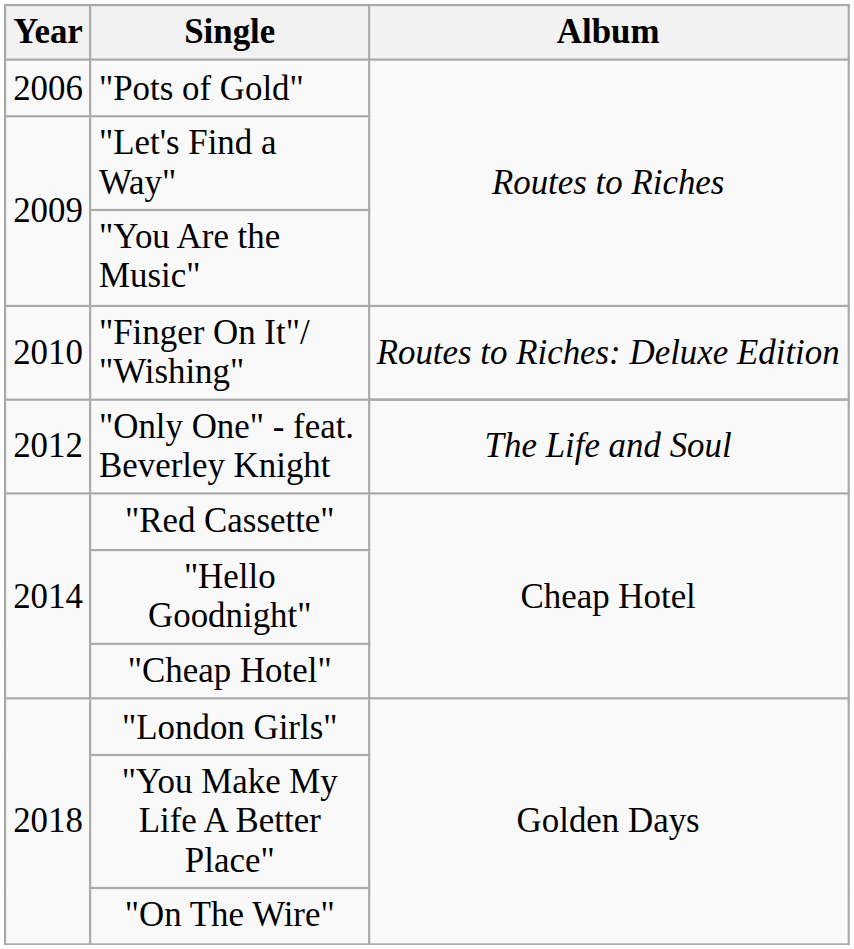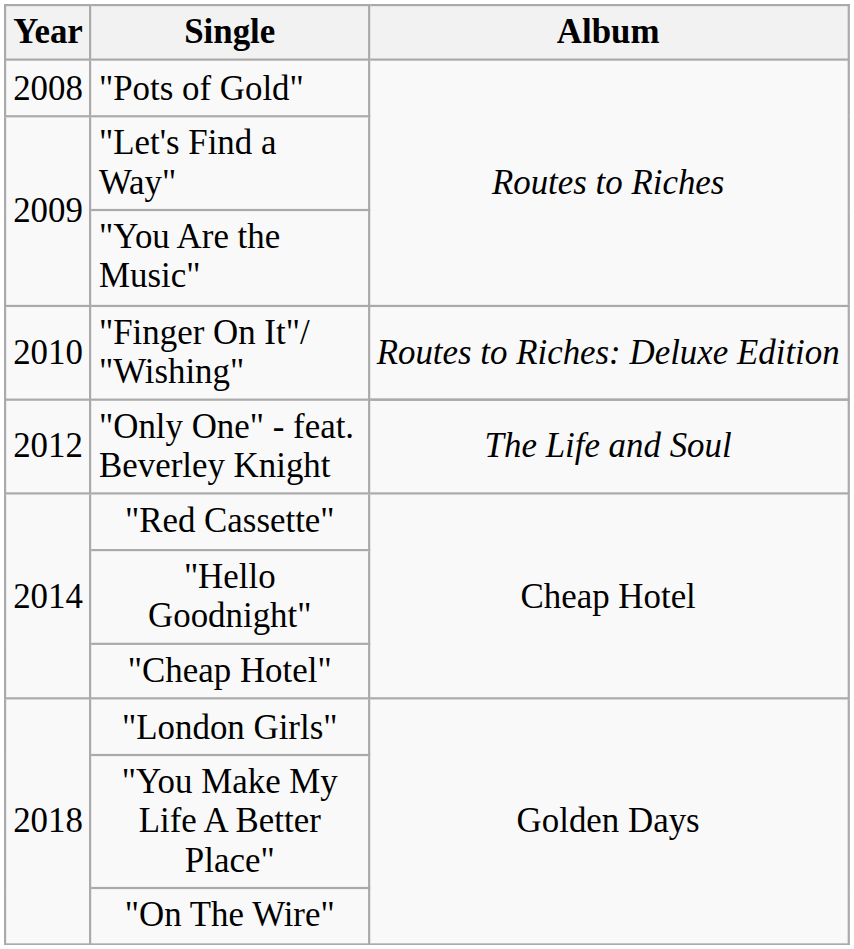(48, 87) 2006 -> (48, 87) 2008
